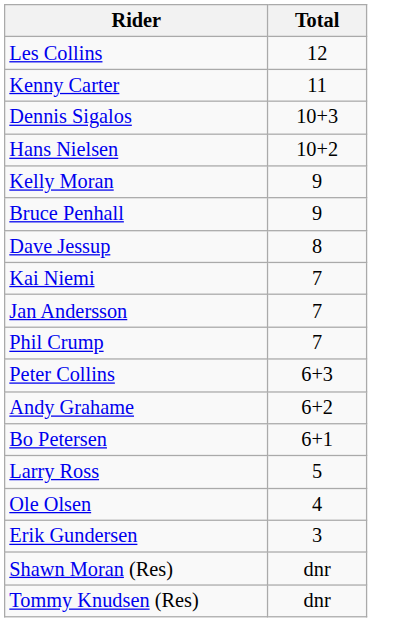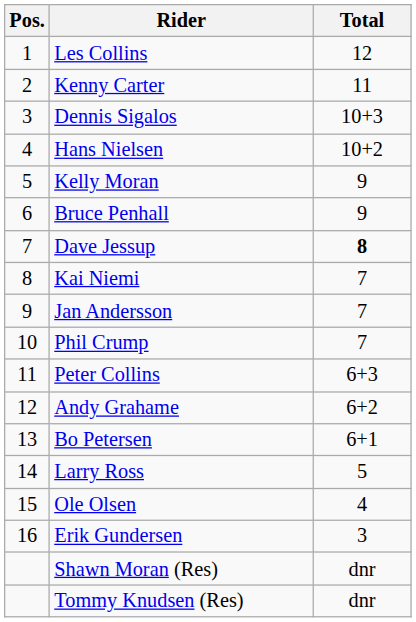+ column: (27, 20)
(317, 246) normal -> (362, 246) bold
